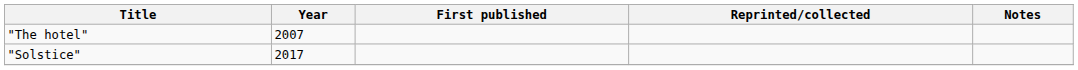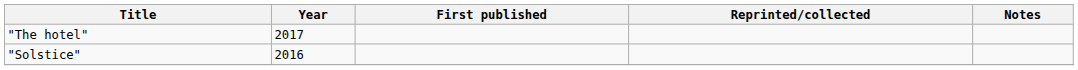(289, 34) 2007 -> (289, 34) 2017
(289, 54) 2017 -> (289, 54) 2016
